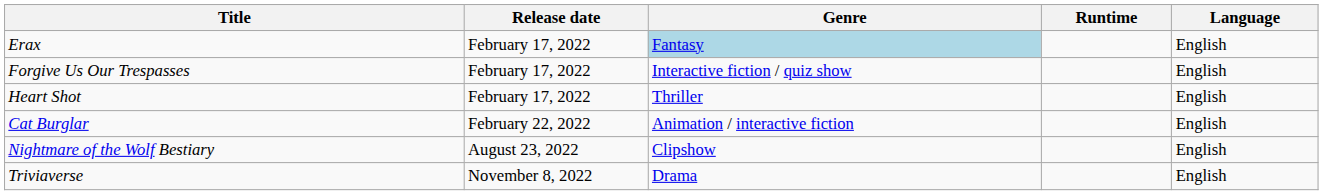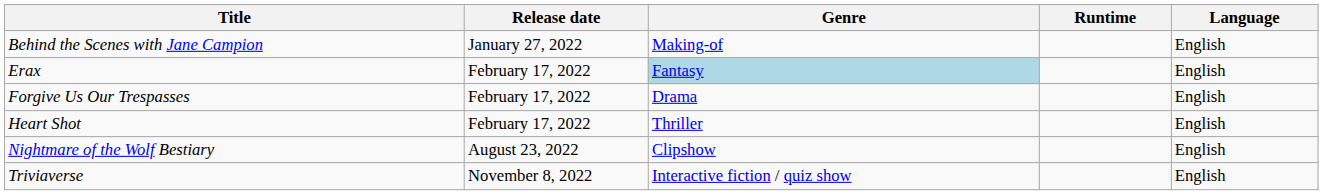+ row: (136, 44)
(752, 70) Interactive fiction / quiz show -> (675, 96) Drama
- row: (49, 123)
(675, 176) Drama -> (752, 176) Interactive fiction / quiz show
